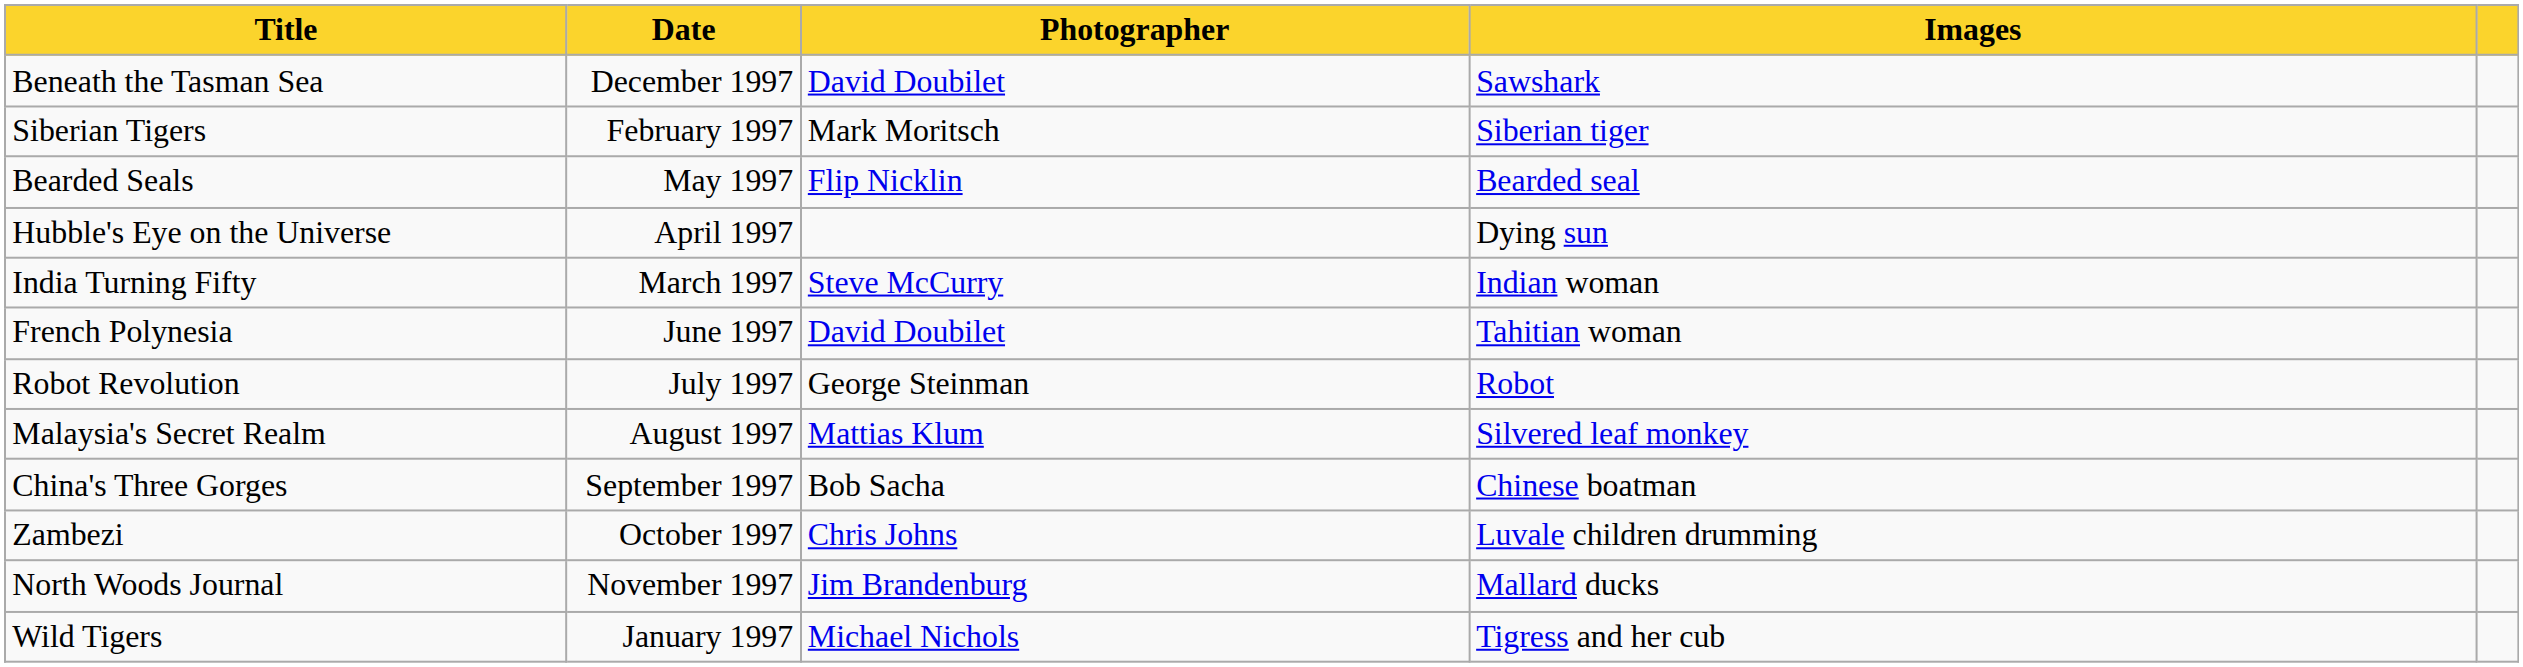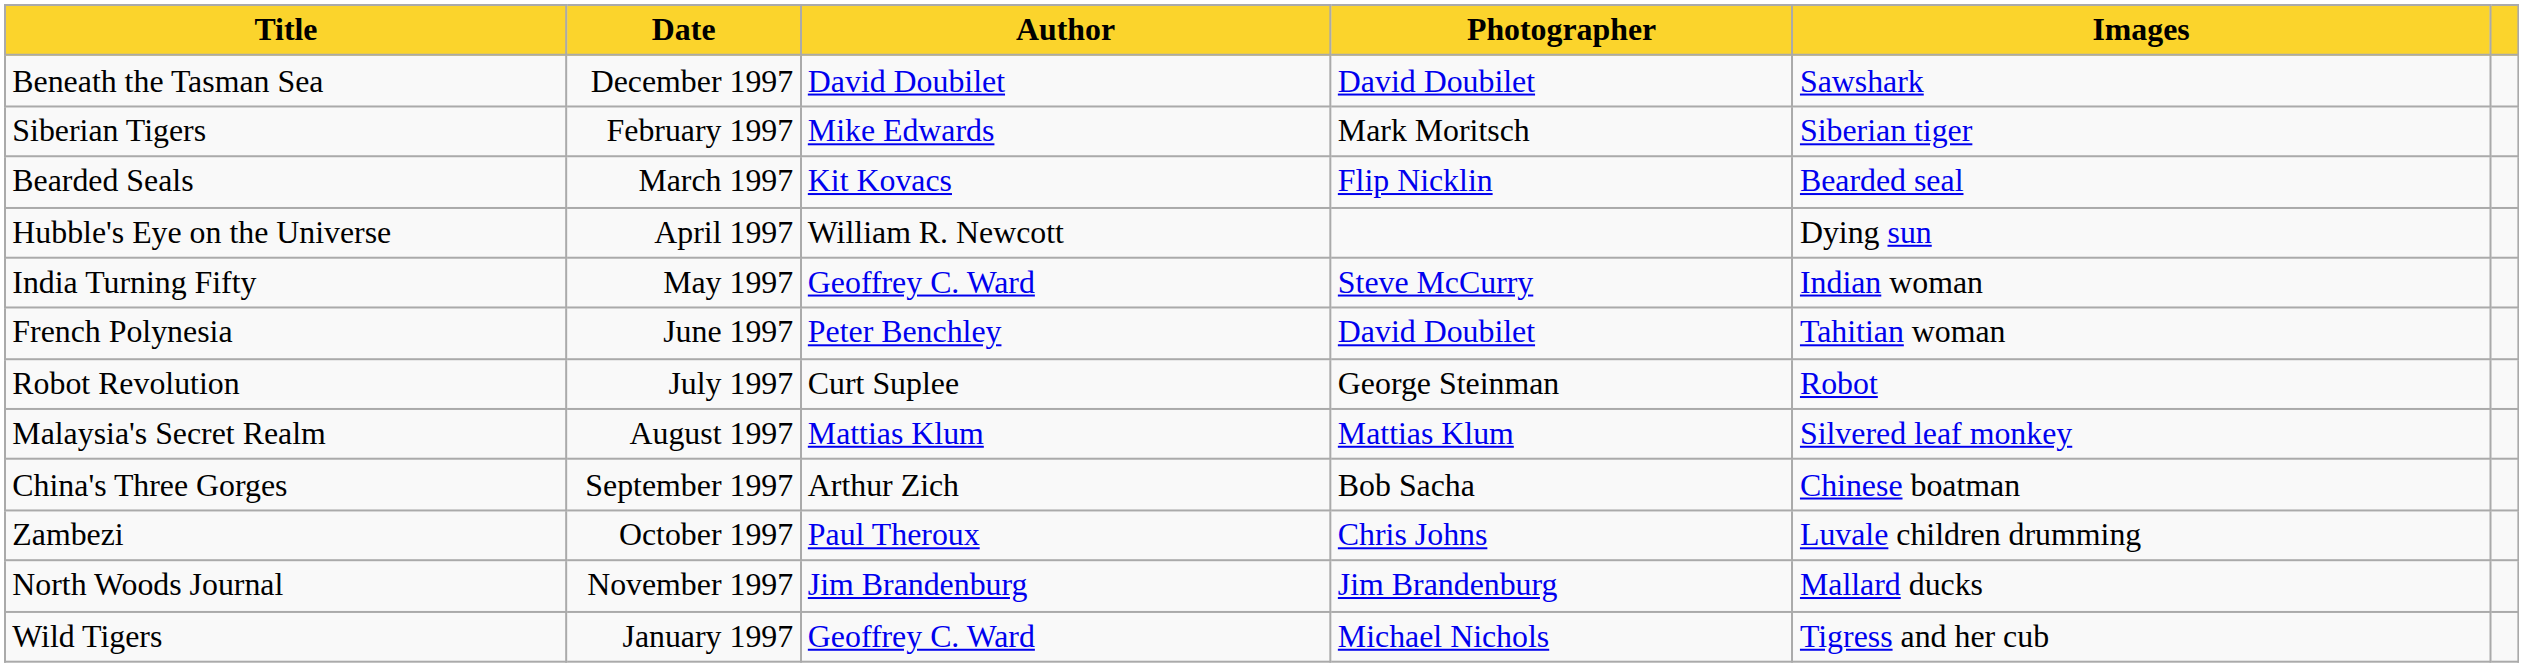+ column: (1066, 29)
(728, 181) May 1997 -> (716, 181) March 1997
(716, 282) March 1997 -> (728, 282) May 1997
